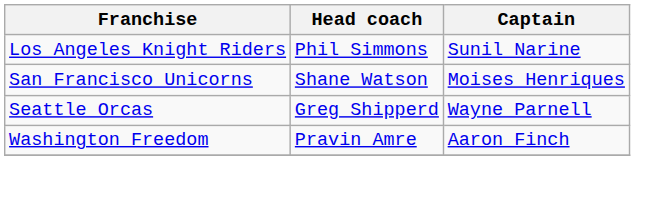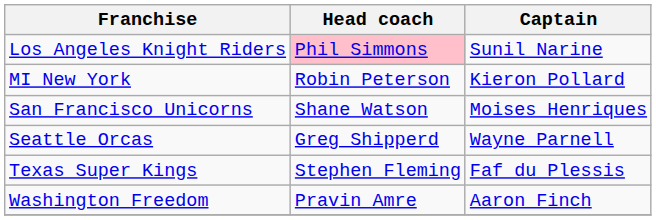(361, 50) no background -> (361, 50) pink background
+ row: (70, 80)
+ row: (103, 170)
